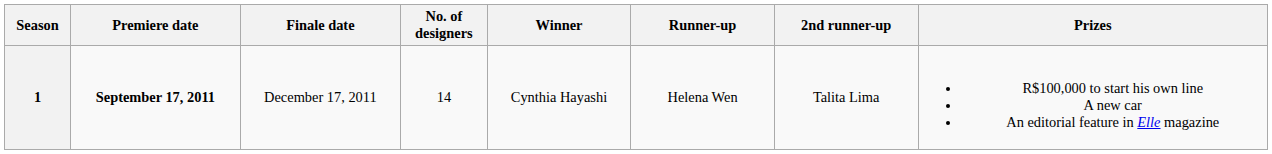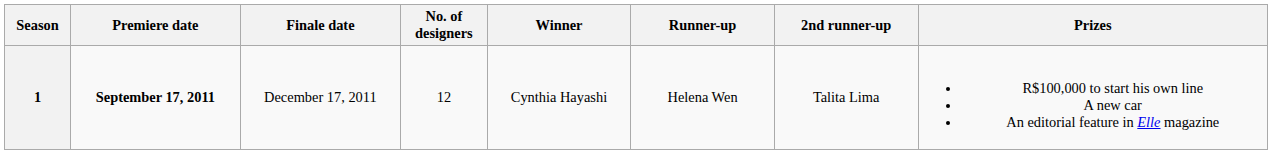(444, 97) 14 -> (444, 97) 12
